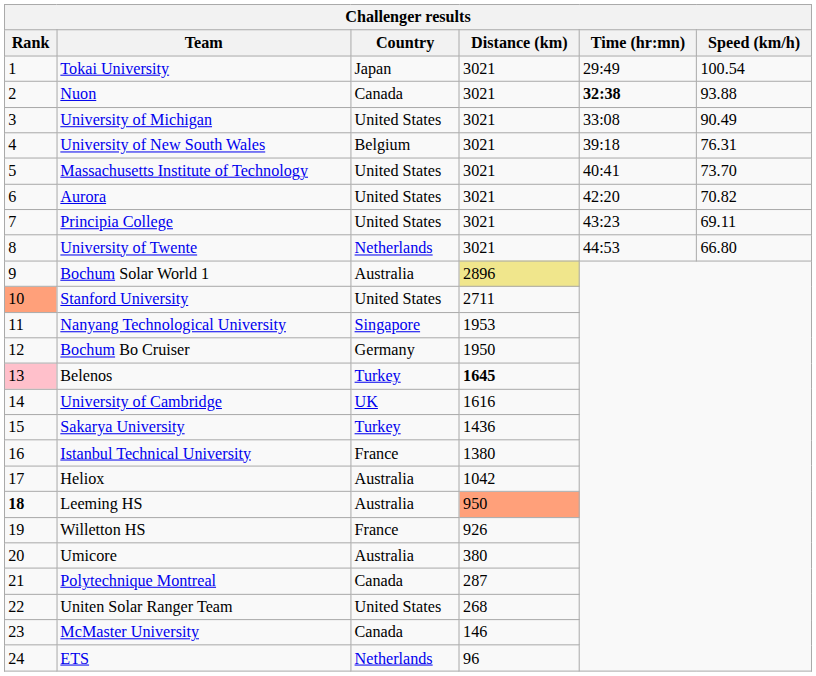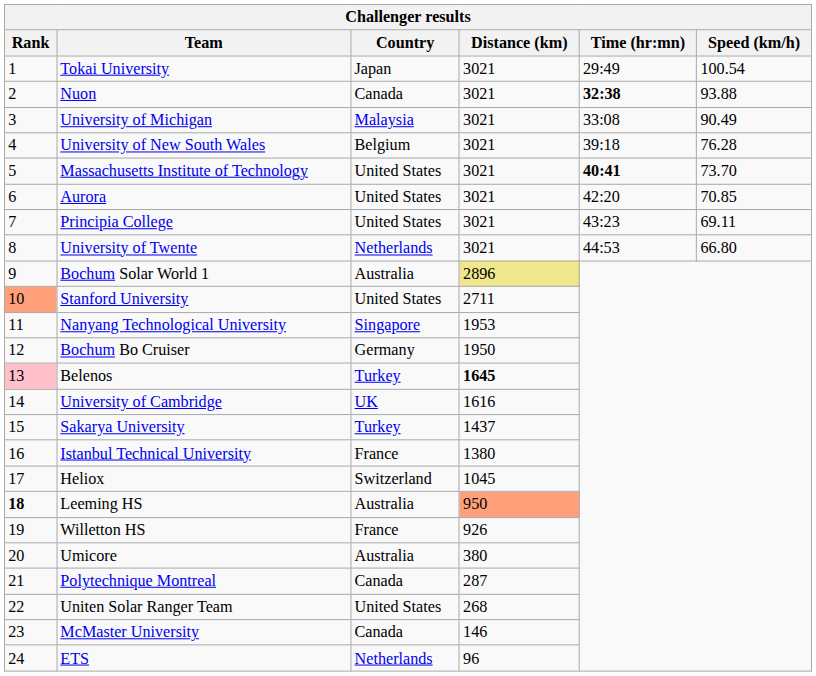(398, 119) United States -> (384, 119) Malaysia
(719, 145) 76.31 -> (719, 145) 76.28
(601, 171) normal -> (602, 171) bold
(719, 196) 70.82 -> (719, 196) 70.85
(479, 427) 1436 -> (479, 427) 1437
(384, 478) Australia -> (393, 478) Switzerland
(479, 478) 1042 -> (479, 478) 1045
